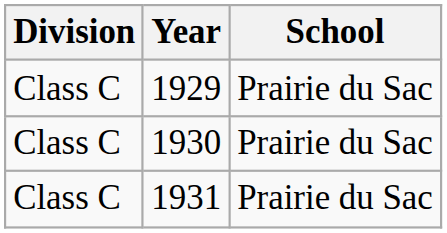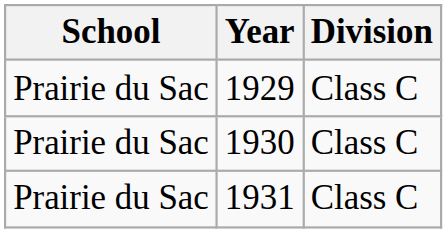columns swapped: (335, 32) <-> (74, 32)
